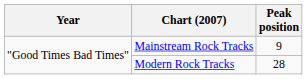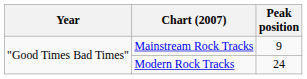(279, 64) 28 -> (279, 64) 24
